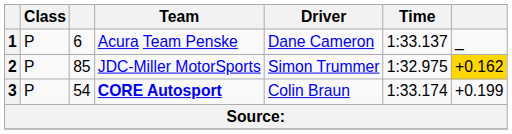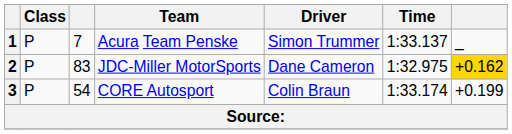(78, 41) 6 -> (78, 41) 7
(321, 41) Dane Cameron -> (324, 41) Simon Trummer
(82, 66) 85 -> (82, 66) 83
(324, 66) Simon Trummer -> (321, 66) Dane Cameron
(160, 91) bold -> (156, 91) normal
